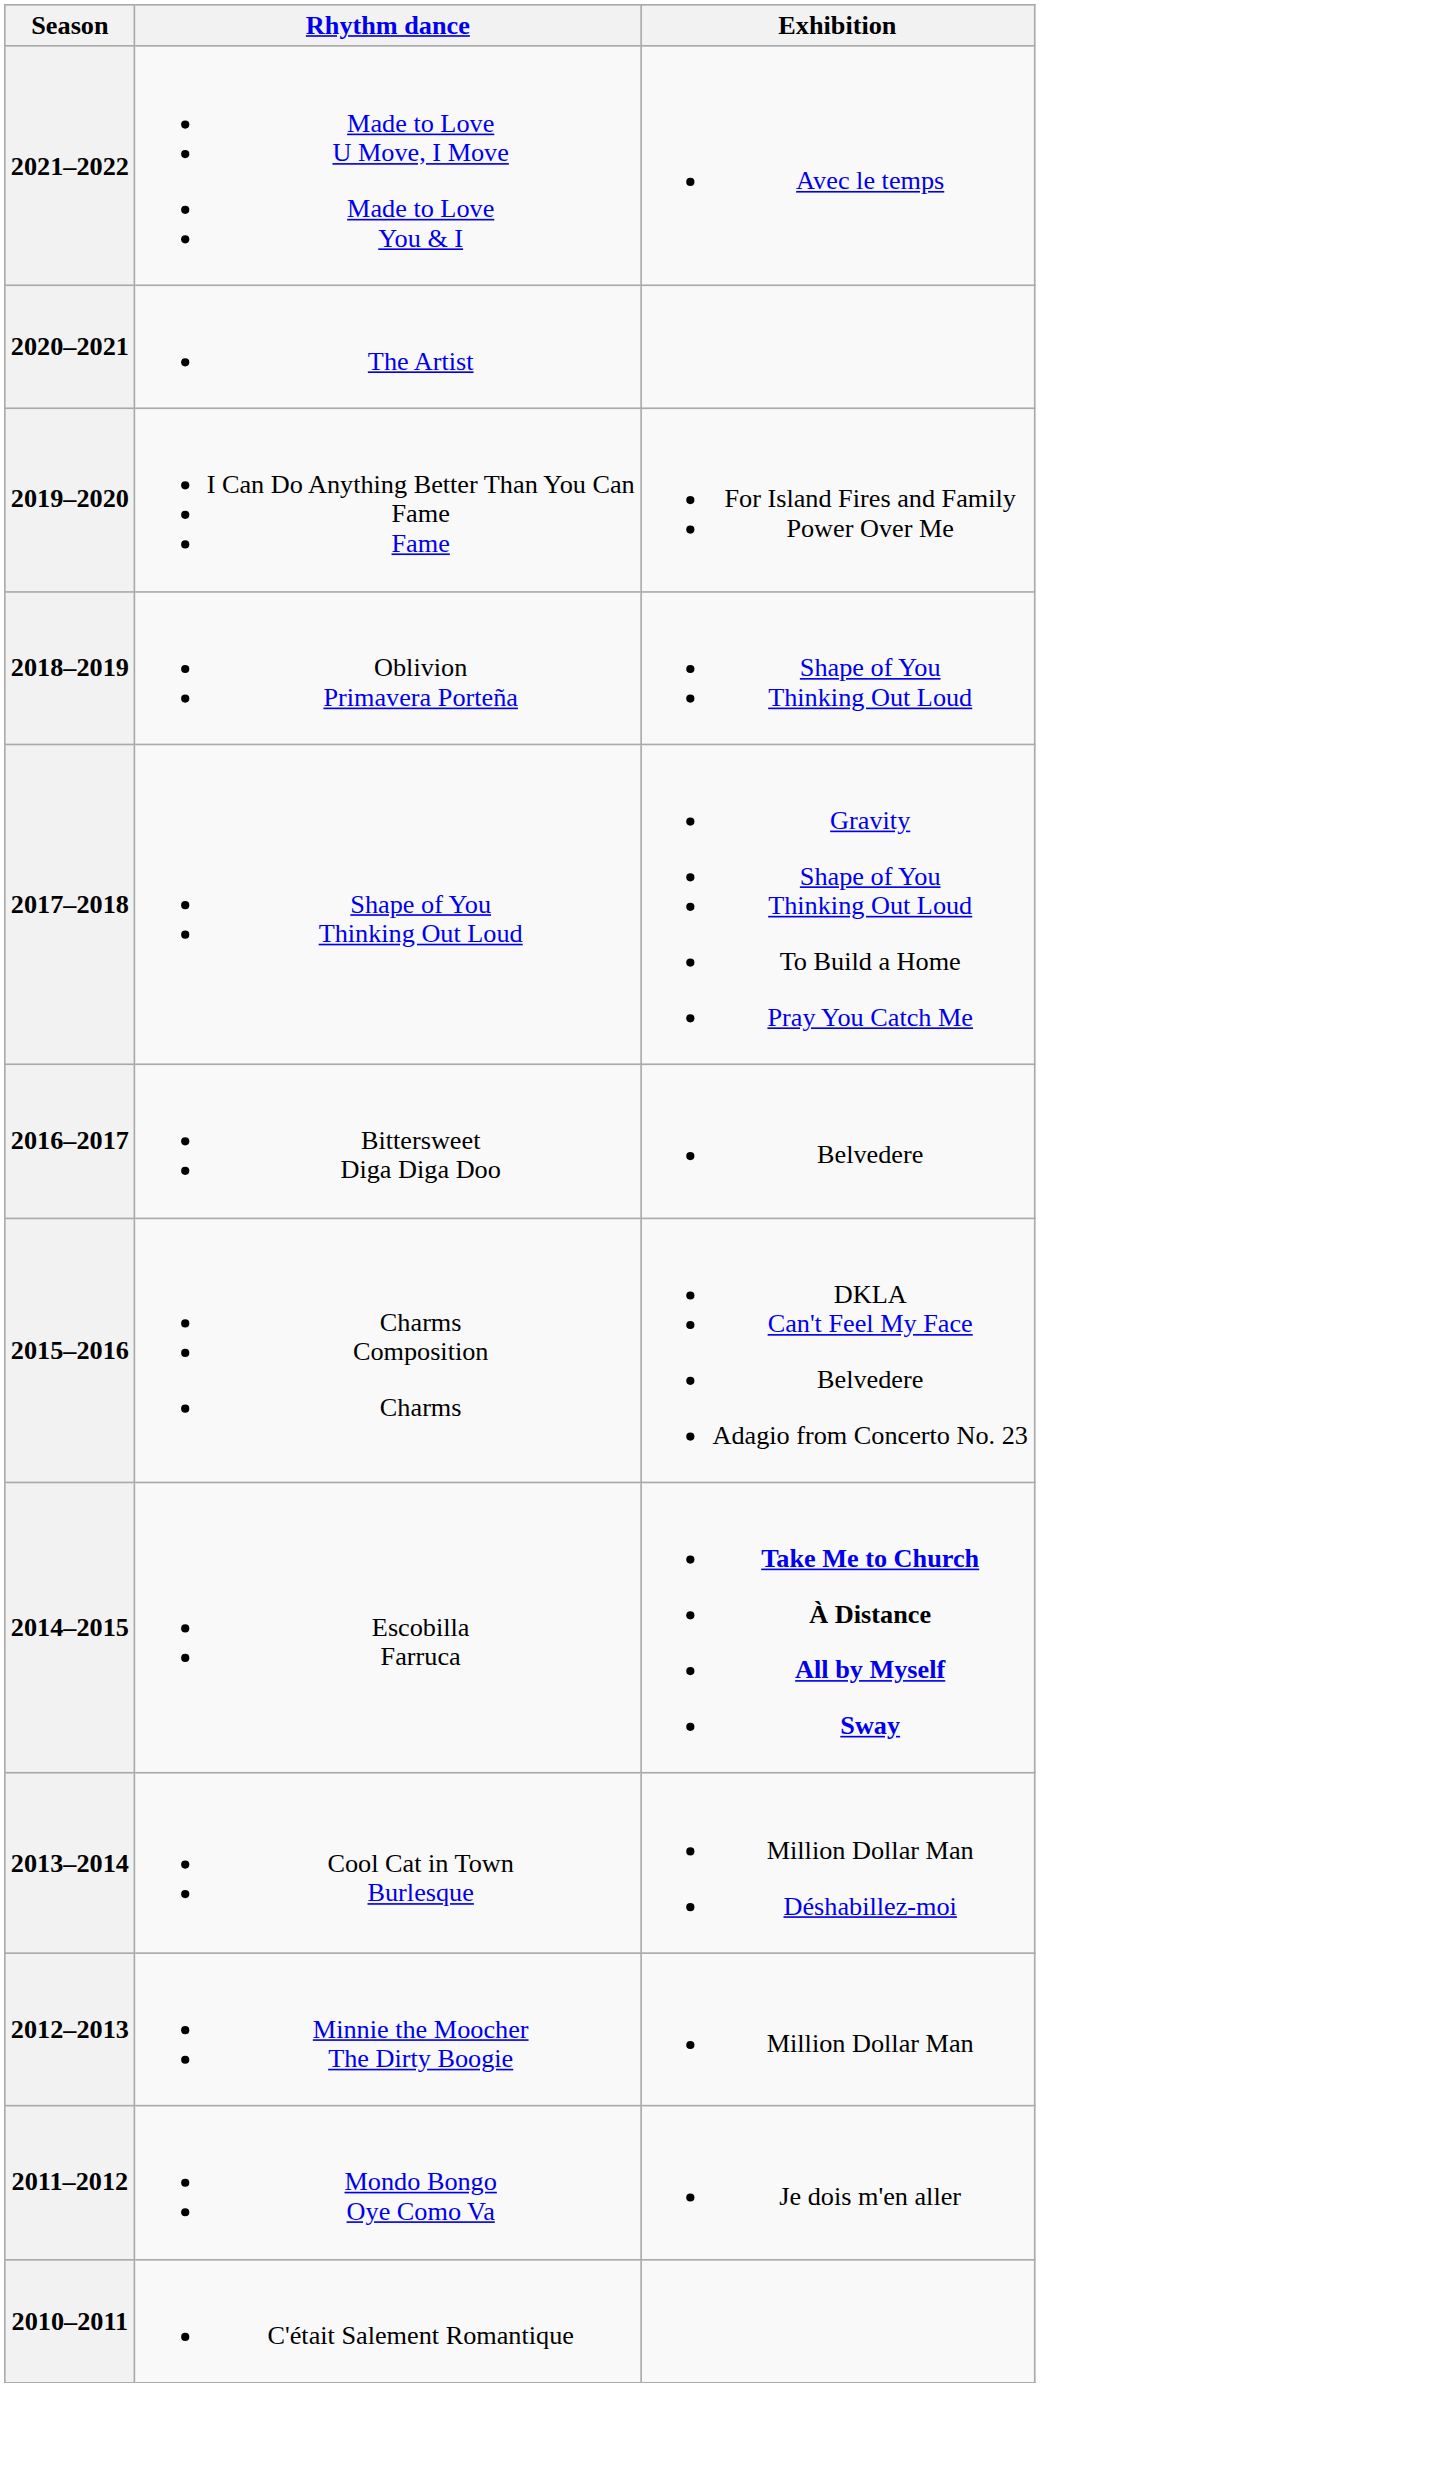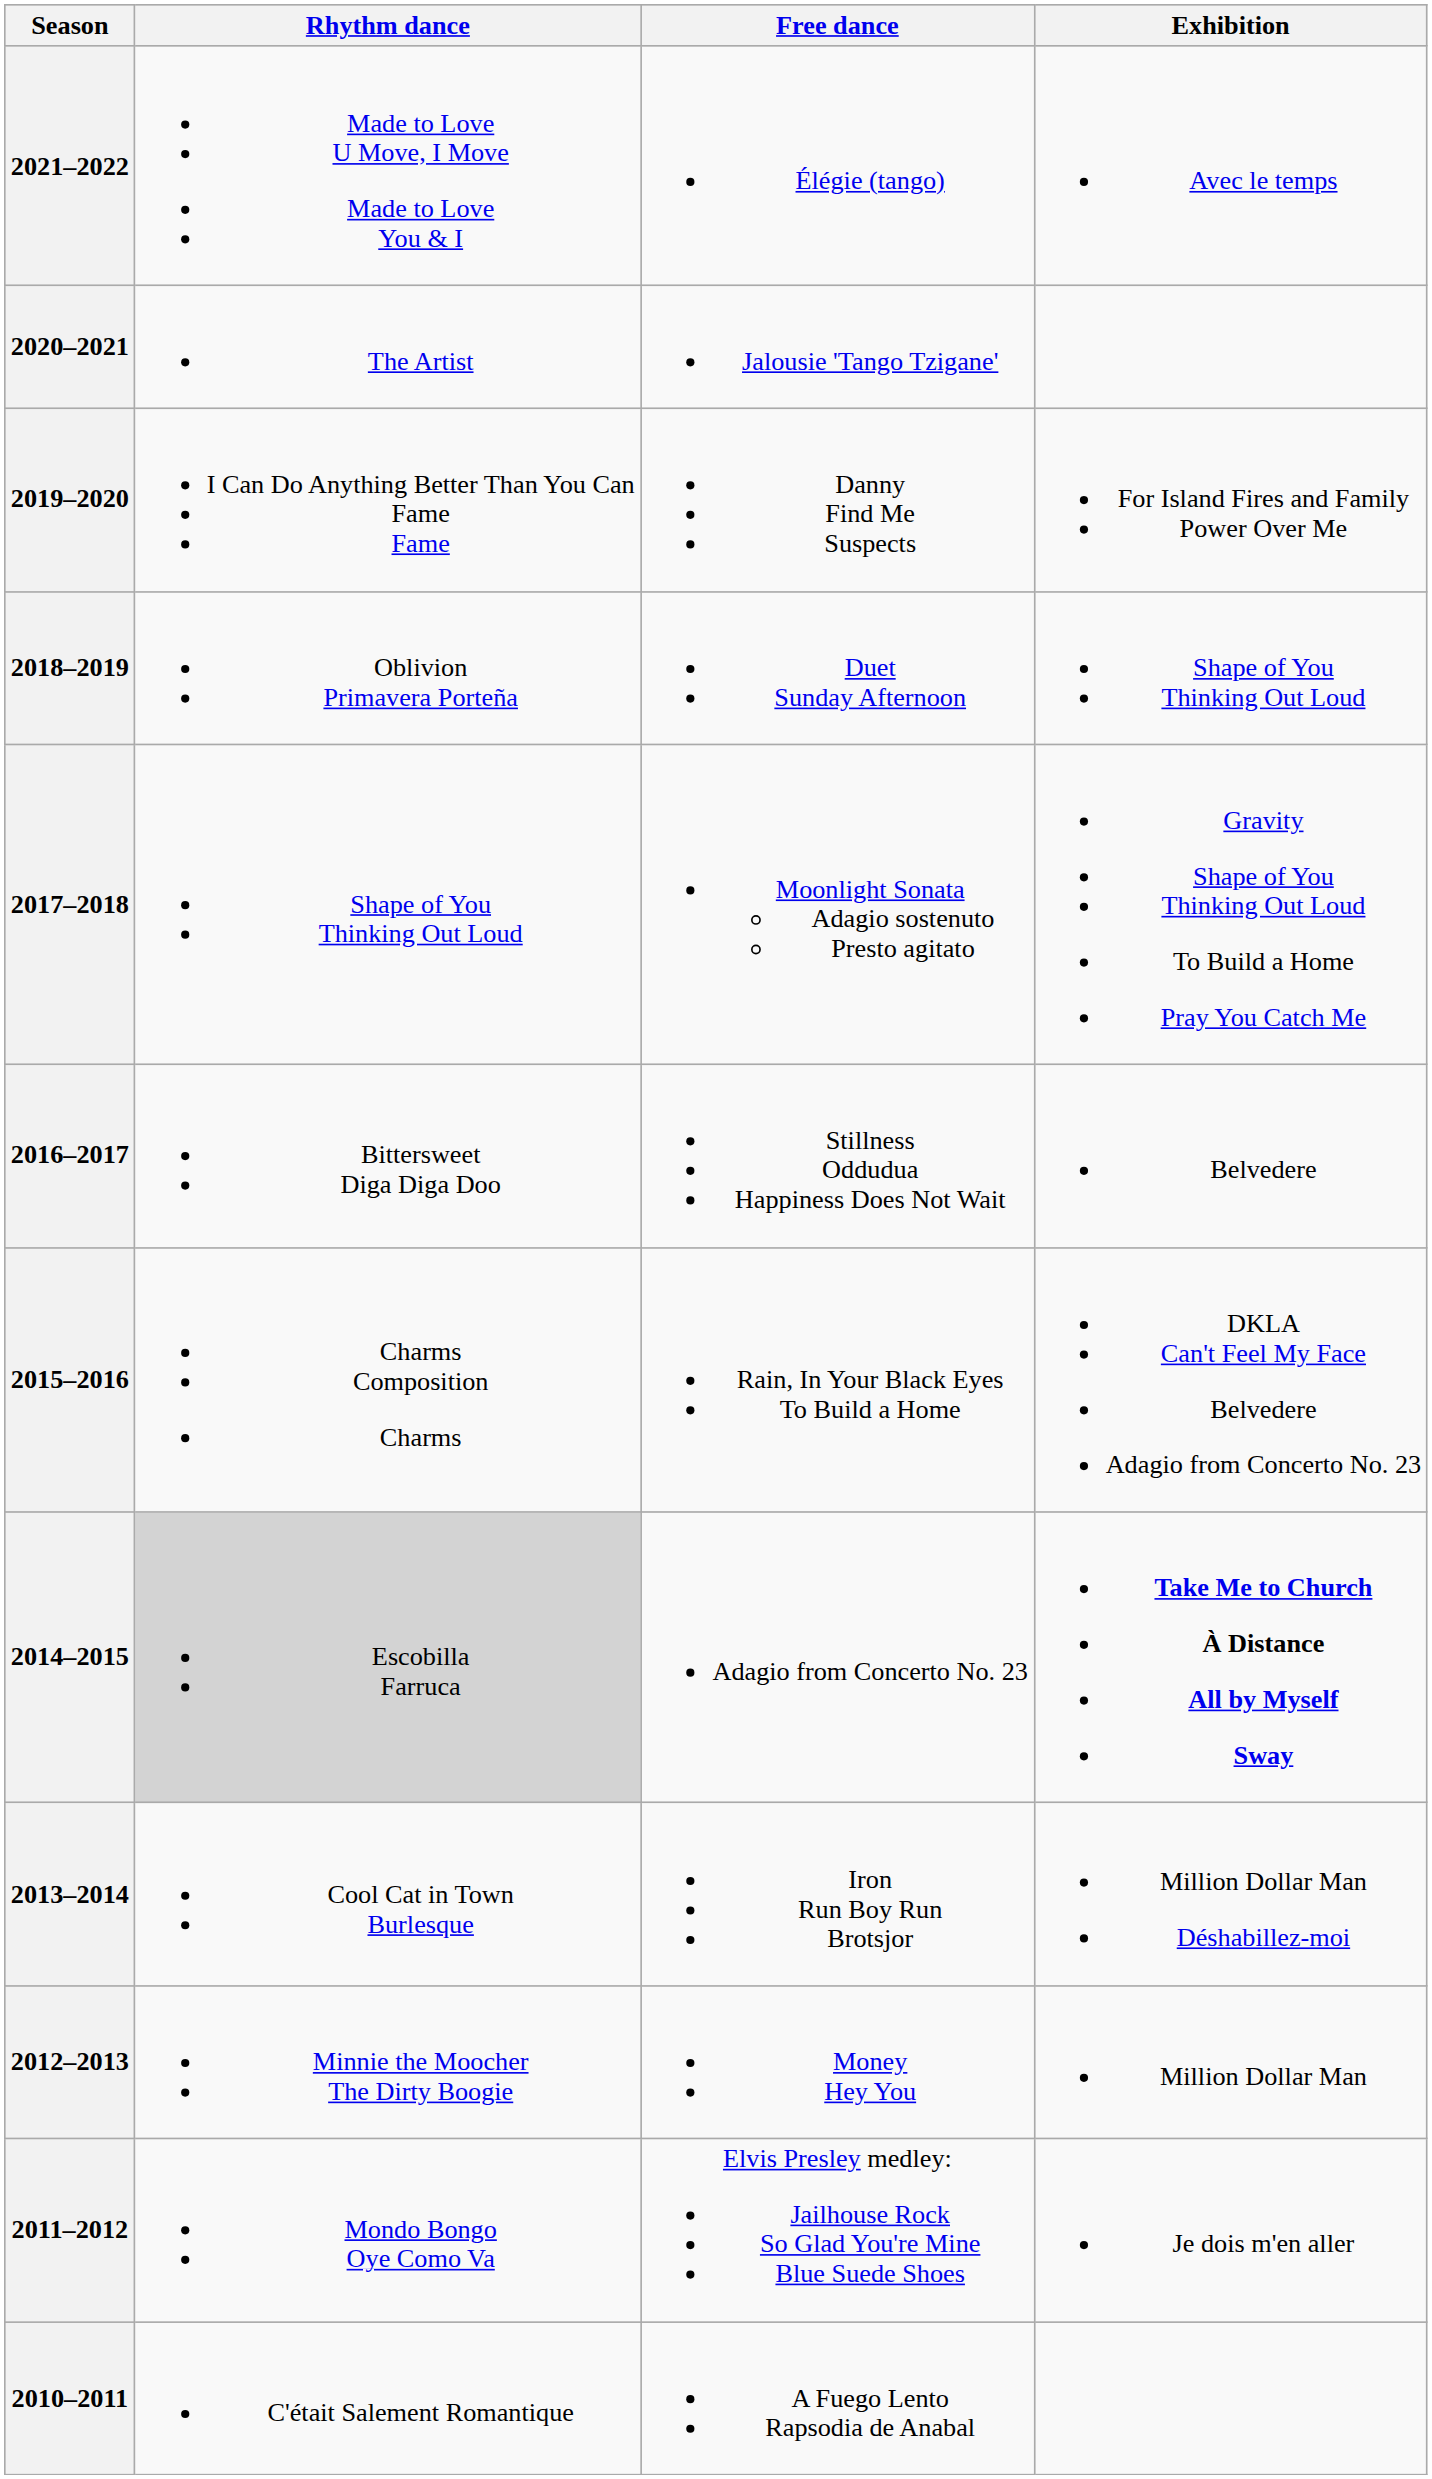+ column: (837, 25)
(388, 1643) no background -> (388, 1672) lightgrey background
